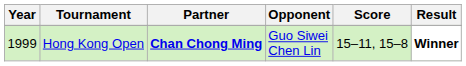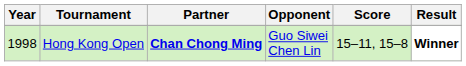(22, 43) 1999 -> (22, 43) 1998
